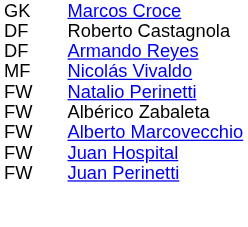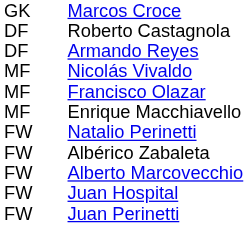+ row: (137, 91)
+ row: (154, 112)
